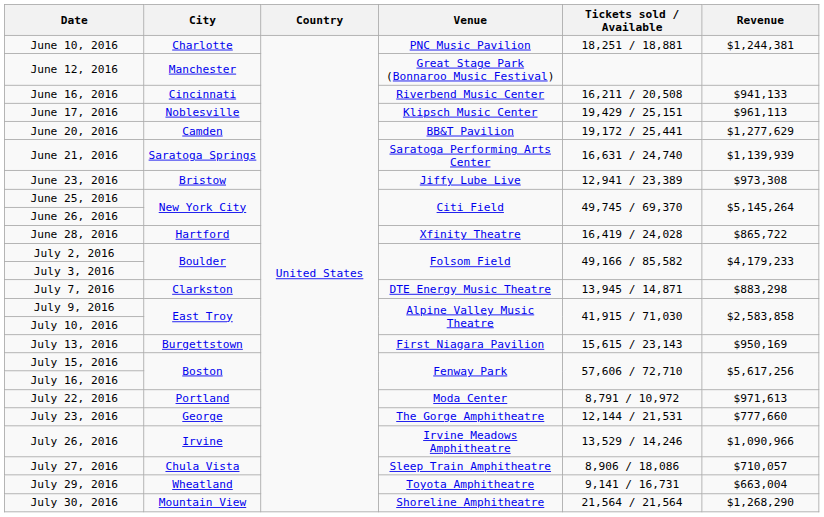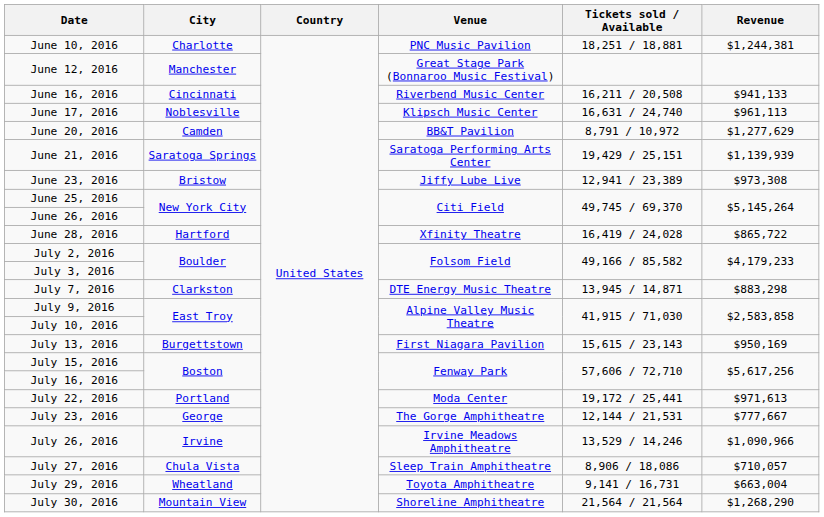(632, 112) 19,429 / 25,151 -> (632, 112) 16,631 / 24,740
(632, 130) 19,172 / 25,441 -> (632, 130) 8,791 / 10,972
(632, 155) 16,631 / 24,740 -> (632, 155) 19,429 / 25,151
(632, 398) 8,791 / 10,972 -> (632, 398) 19,172 / 25,441
(760, 417) $777,660 -> (760, 417) $777,667
